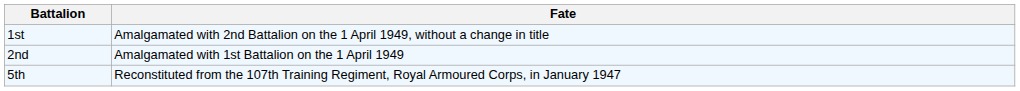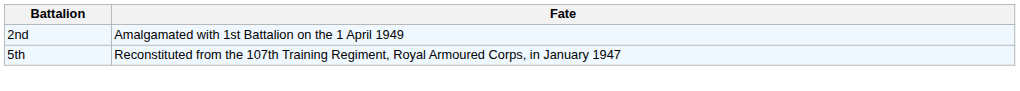- row: (16, 34)
